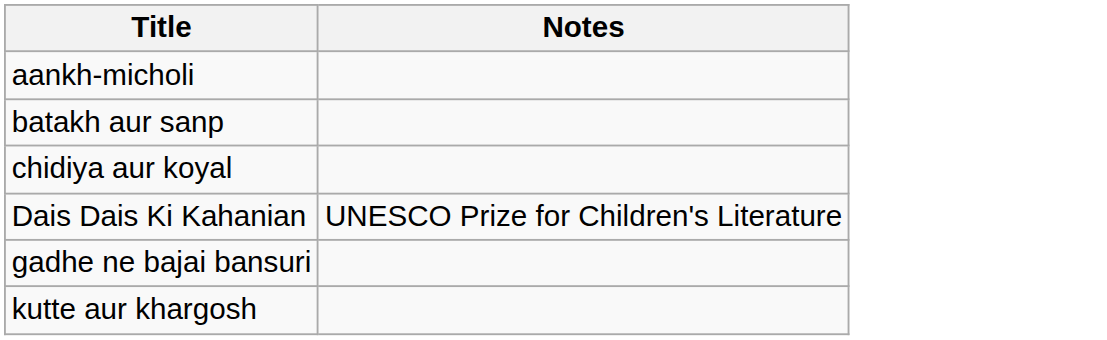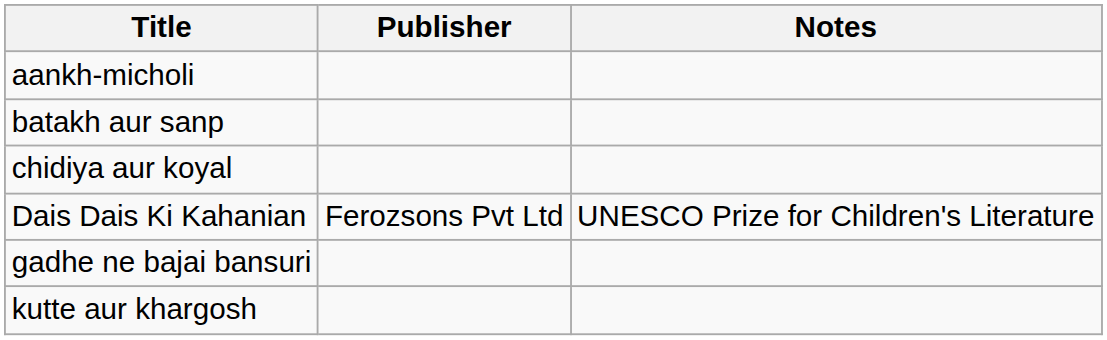+ column: (444, 27)
